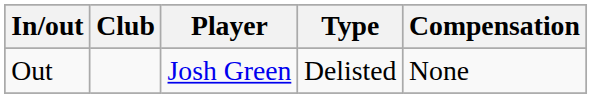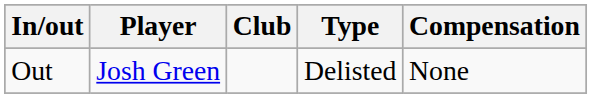columns swapped: (126, 26) <-> (229, 26)
